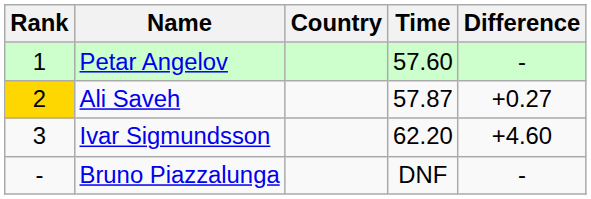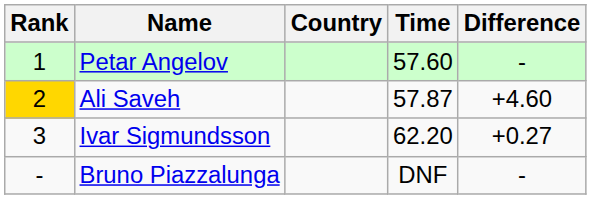(522, 99) +0.27 -> (522, 99) +4.60
(522, 136) +4.60 -> (522, 136) +0.27
